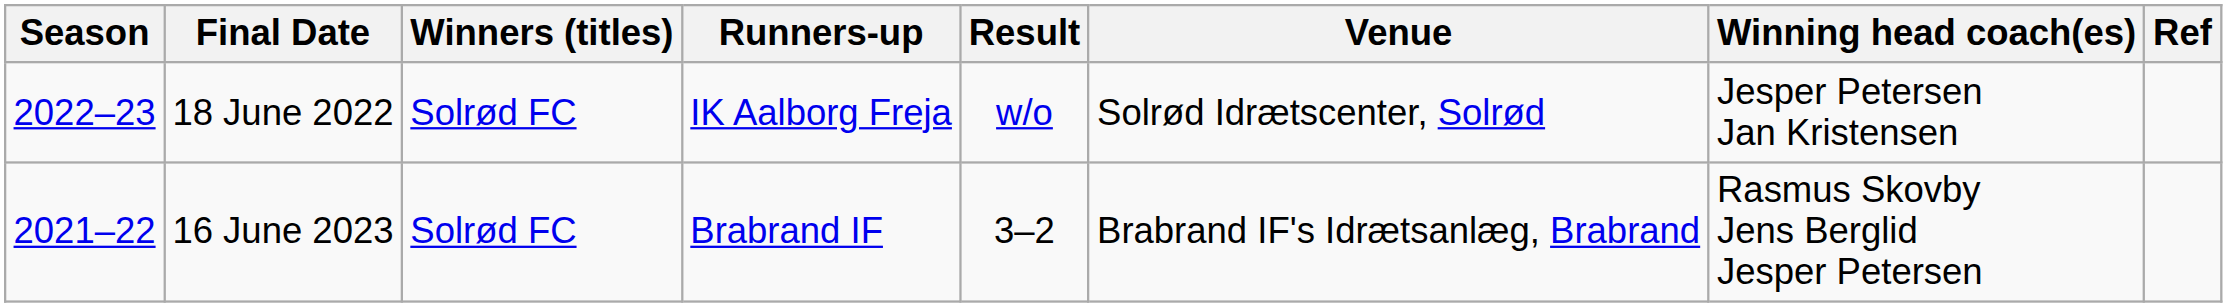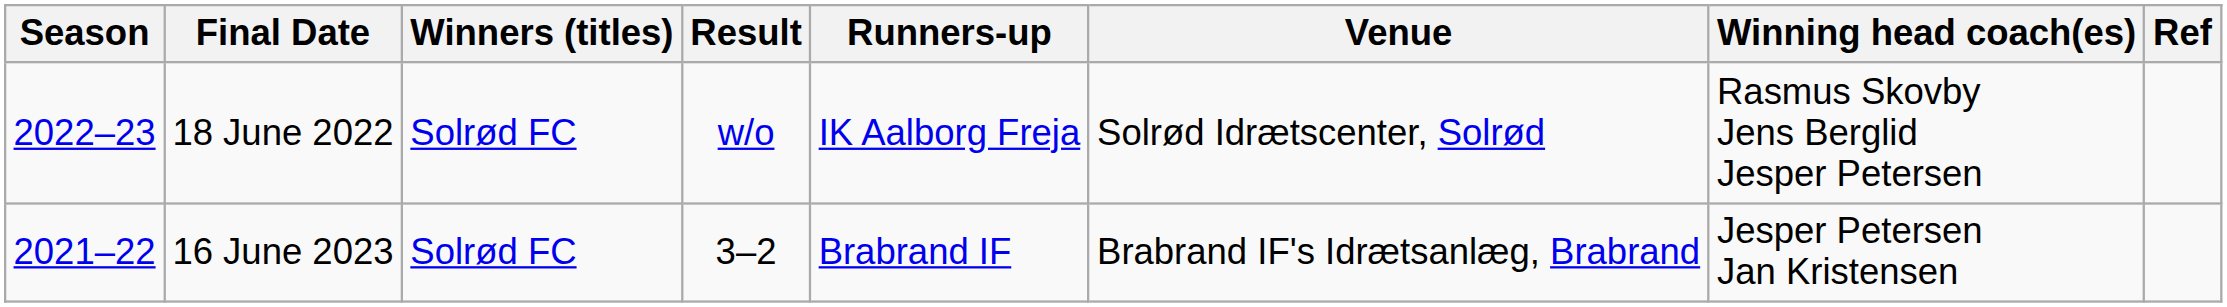columns swapped: (1024, 33) <-> (821, 33)
(1850, 111) Jesper Petersen Jan Kristensen -> (1850, 132) Rasmus Skovby Jens Berglid Jesper Petersen
(1850, 231) Rasmus Skovby Jens Berglid Jesper Petersen -> (1850, 251) Jesper Petersen Jan Kristensen
